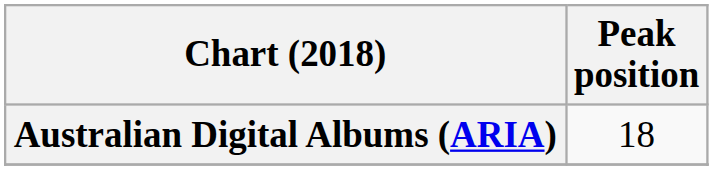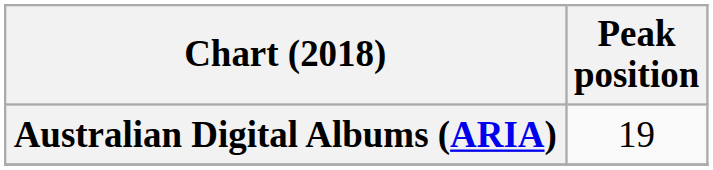(637, 134) 18 -> (637, 134) 19
